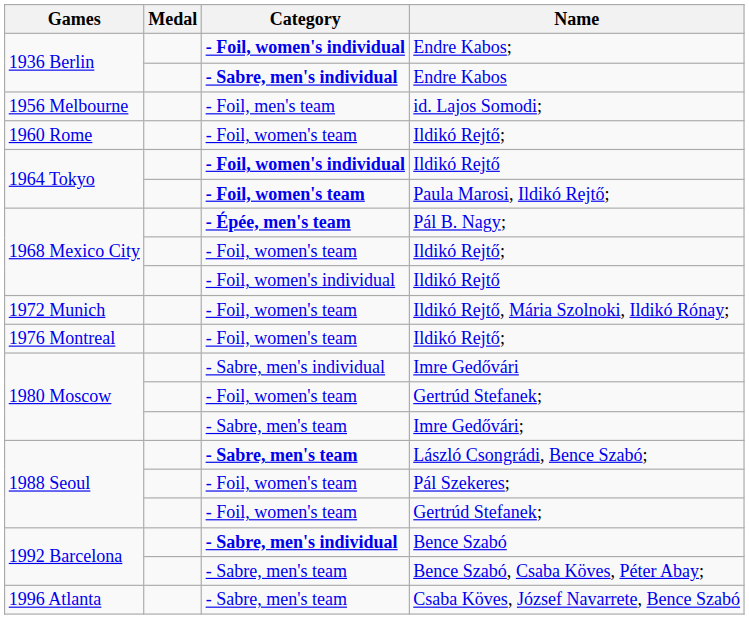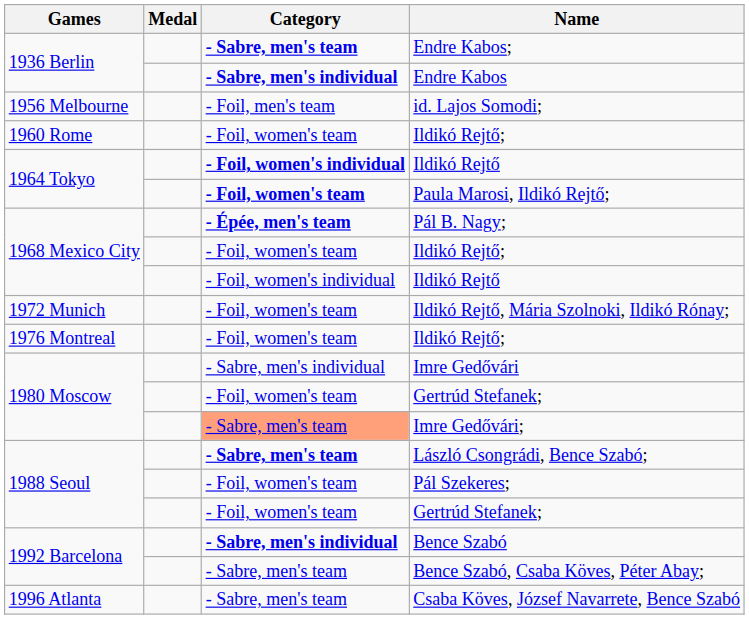(305, 47) - Foil, women's individual -> (282, 47) - Sabre, men's team
(276, 425) no background -> (276, 425) lightsalmon background
